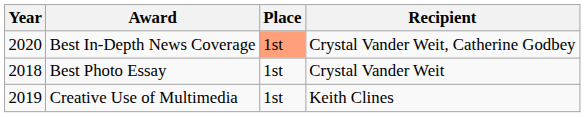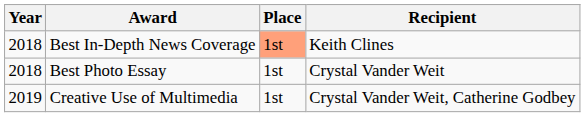(25, 44) 2020 -> (25, 44) 2018
(442, 44) Crystal Vander Weit, Catherine Godbey -> (351, 44) Keith Clines
(351, 97) Keith Clines -> (442, 97) Crystal Vander Weit, Catherine Godbey
